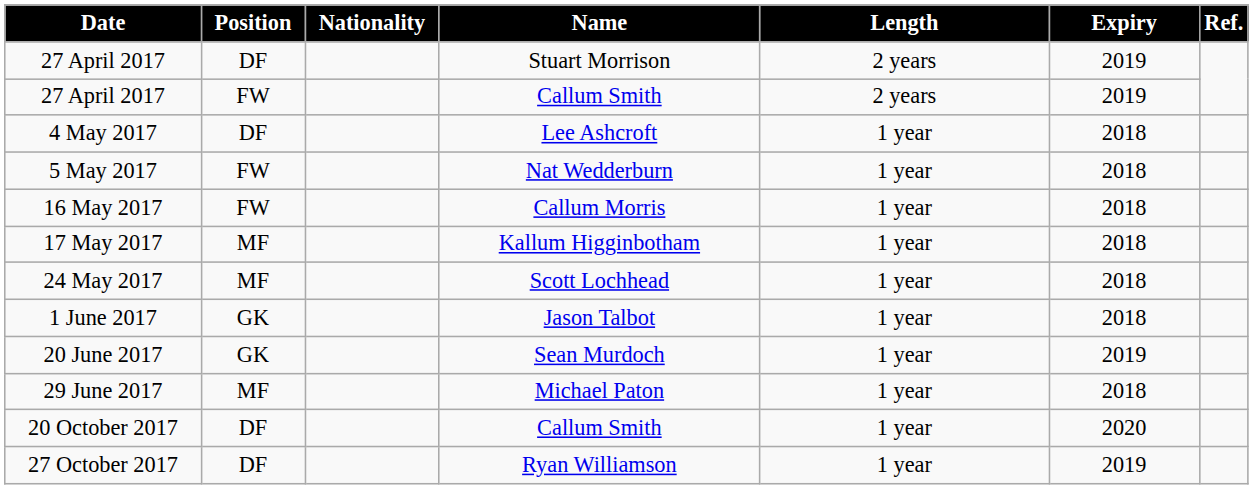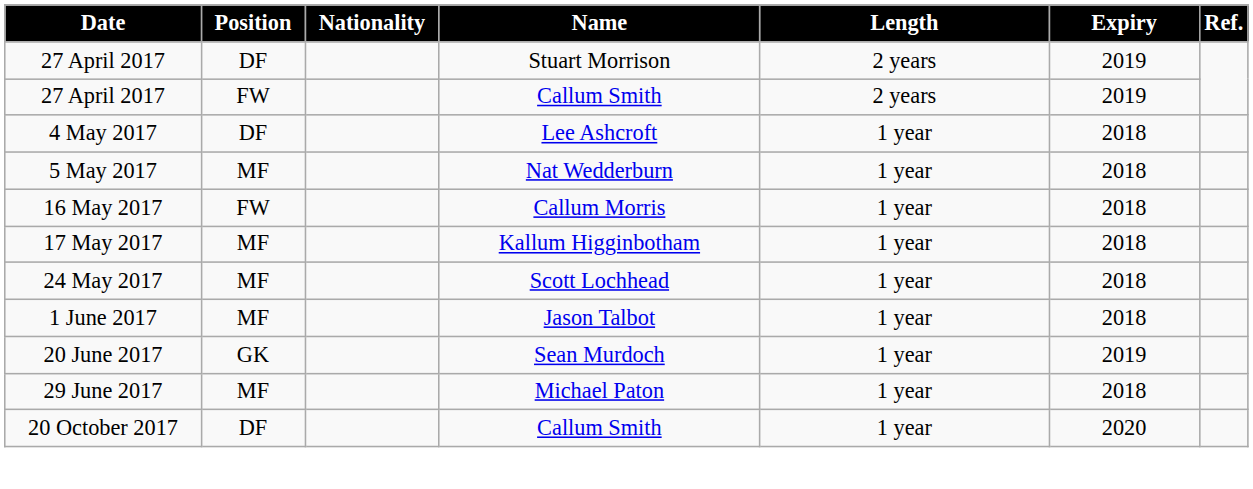(253, 170) FW -> (253, 170) MF
(253, 317) GK -> (253, 317) MF
- row: (103, 465)
